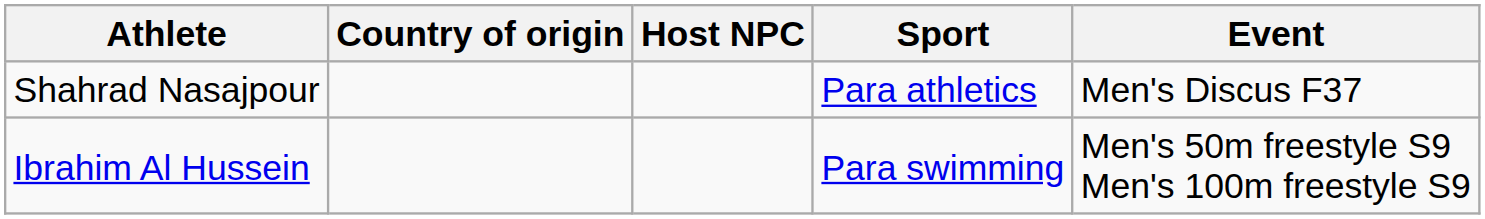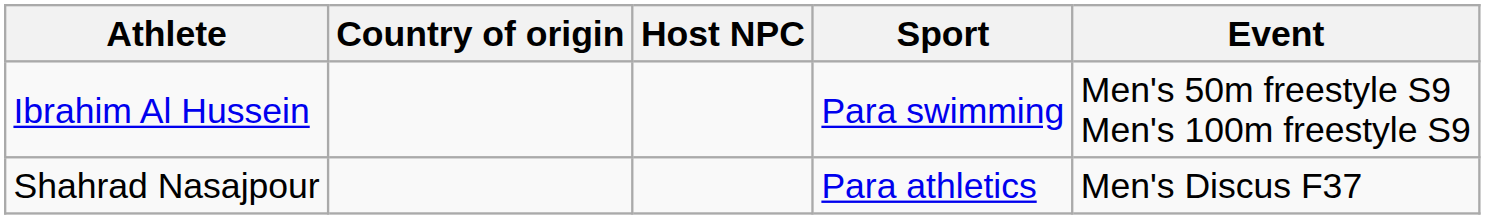rows swapped: (167, 90) <-> (162, 166)
